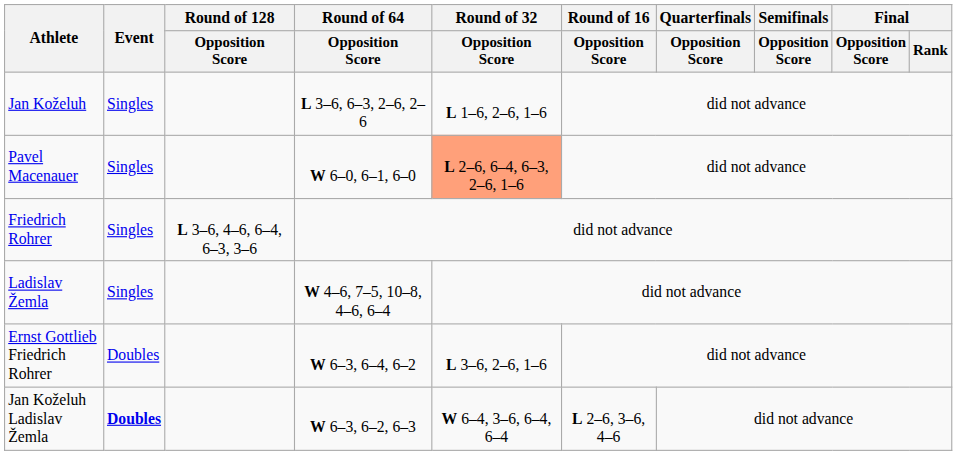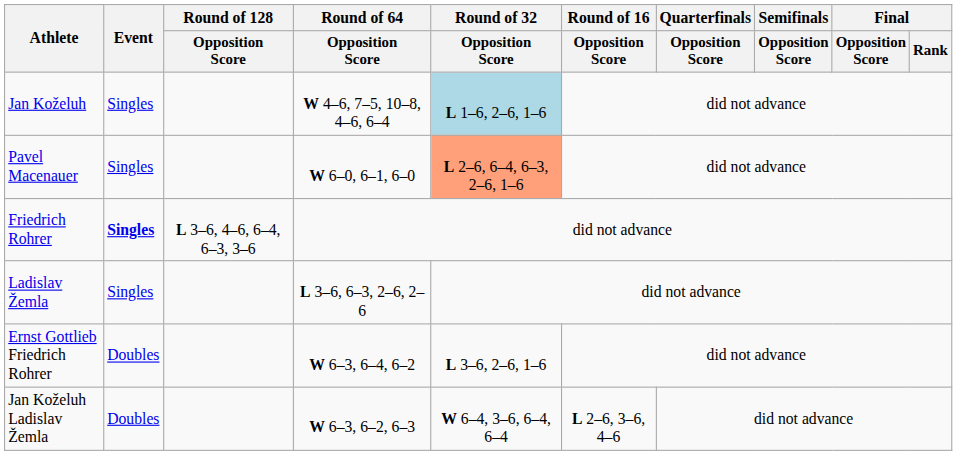(363, 113) L 3–6, 6–3, 2–6, 2–6 -> (362, 113) W 4–6, 7–5, 10–8, 4–6, 6–4
(496, 113) no background -> (496, 113) lightblue background
(130, 230) normal -> (131, 230) bold
(363, 302) W 4–6, 7–5, 10–8, 4–6, 6–4 -> (362, 302) L 3–6, 6–3, 2–6, 2–6
(134, 418) bold -> (133, 418) normal
